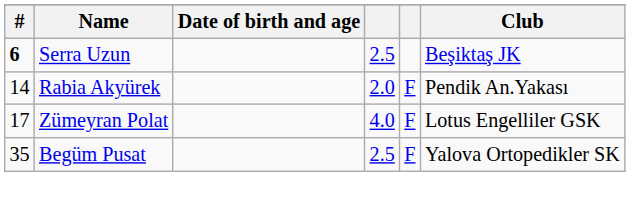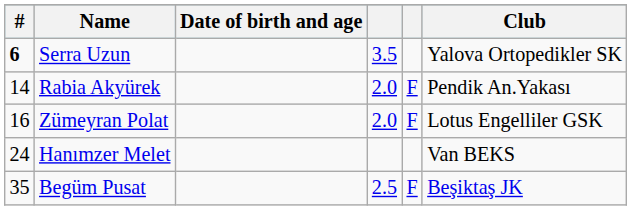(382, 54) 2.5 -> (384, 54) 3.5
(473, 54) Beşiktaş JK -> (525, 54) Yalova Ortopedikler SK
(19, 121) 17 -> (19, 121) 16
(382, 121) 4.0 -> (384, 121) 2.0
+ row: (105, 154)
(522, 154) Yalova Ortopedikler SK -> (475, 187) Beşiktaş JK
